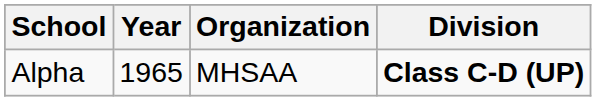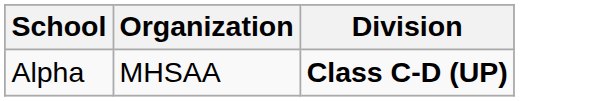- column: (151, 27)
